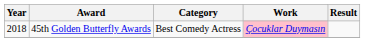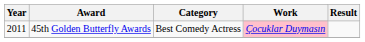(17, 29) 2018 -> (16, 29) 2011
